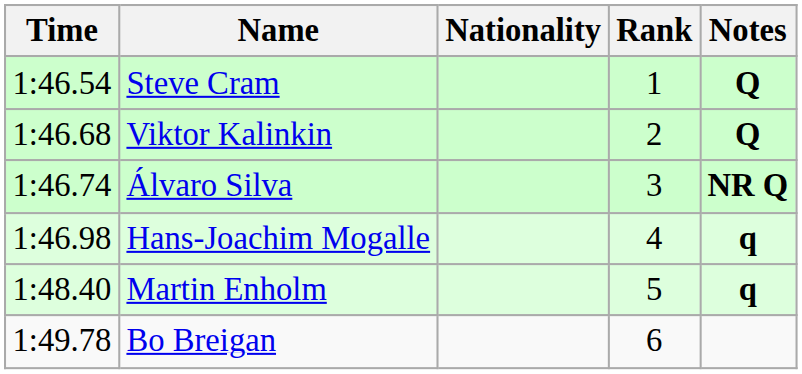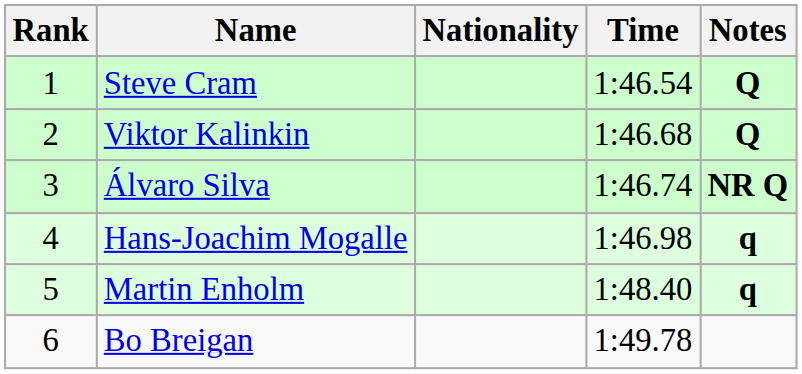columns swapped: (654, 30) <-> (62, 30)
